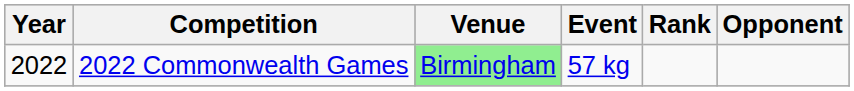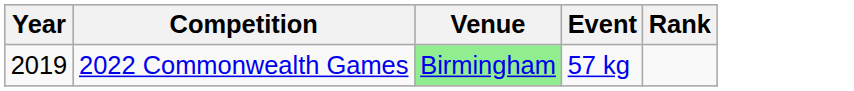- column: (783, 24)
(39, 65) 2022 -> (39, 65) 2019
